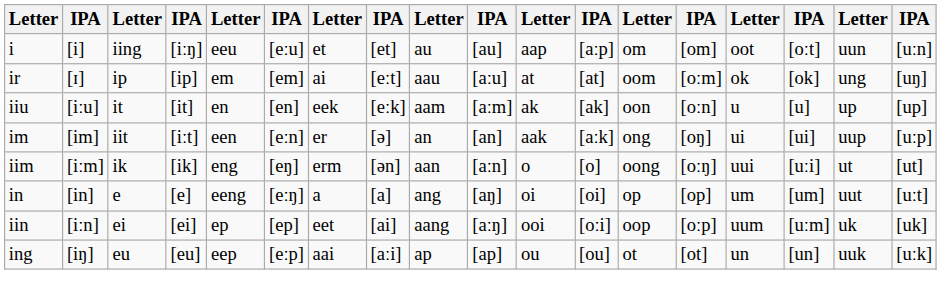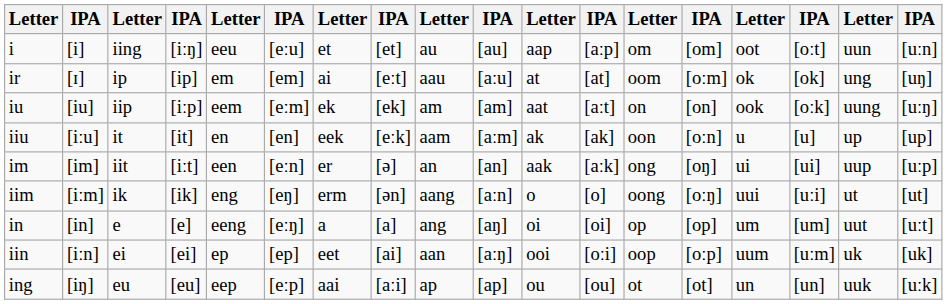+ row: (16, 107)
(427, 166) aan -> (437, 195) aang
(432, 225) aang -> (432, 254) aan
